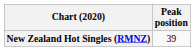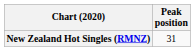(171, 38) 39 -> (171, 38) 31
